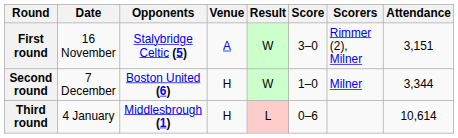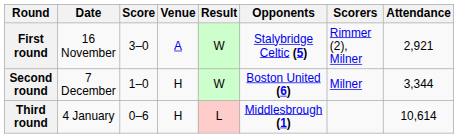columns swapped: (163, 13) <-> (308, 13)
(419, 45) 3,151 -> (419, 45) 2,921
